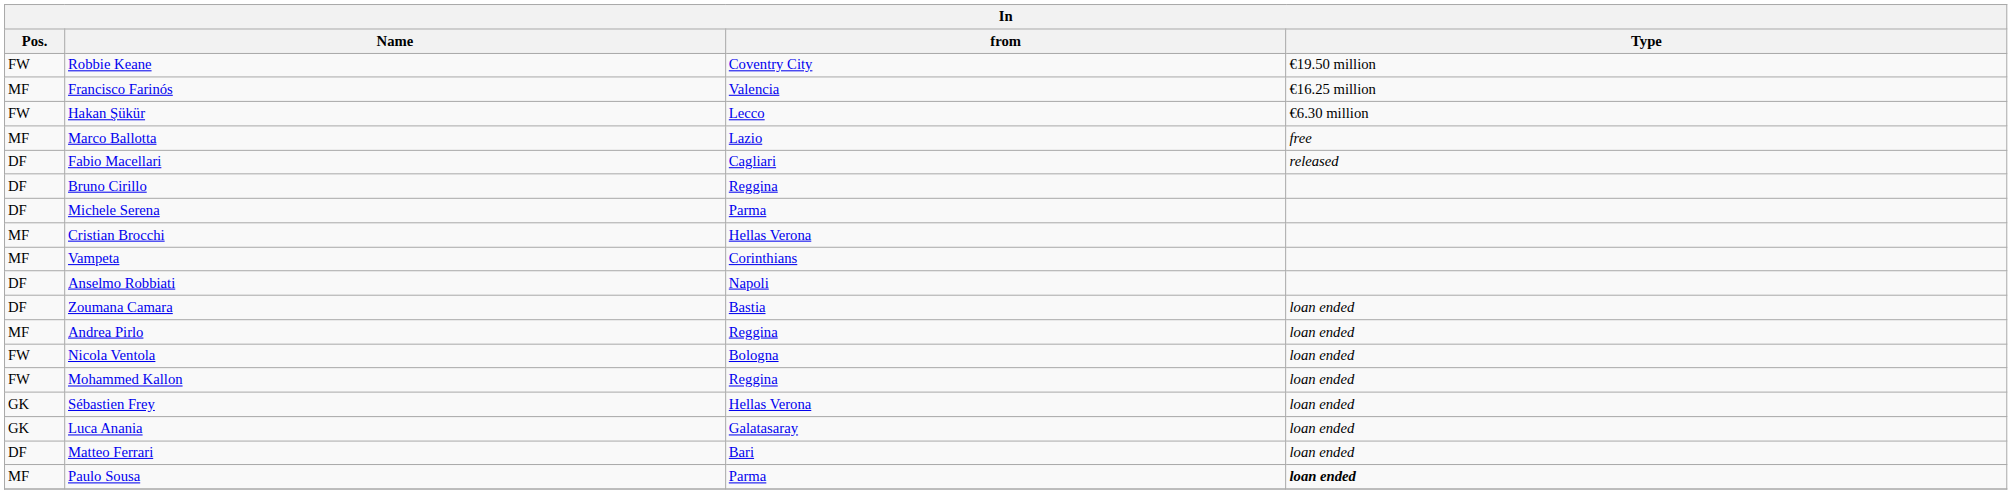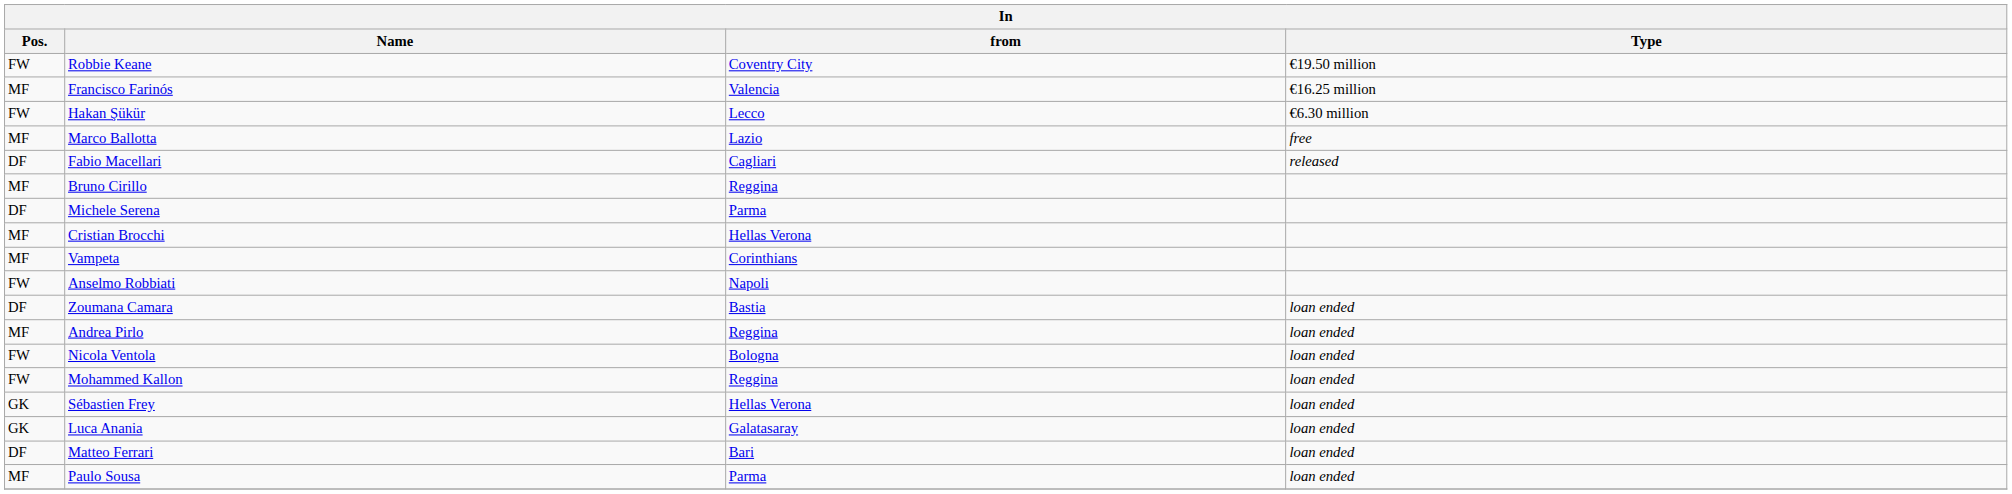(17, 186) DF -> (19, 186) MF
(17, 283) DF -> (19, 283) FW
(1323, 477) bold -> (1322, 477) normal
